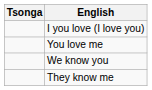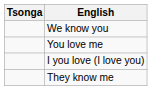rows swapped: (96, 28) <-> (78, 61)
